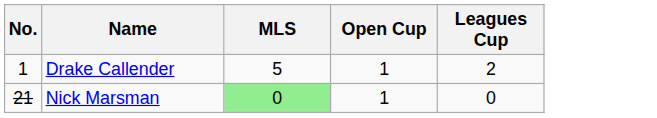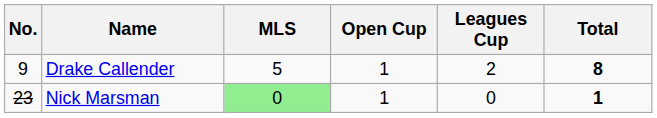+ column: (598, 29)
(23, 69) 1 -> (23, 69) 9
(23, 98) 21 -> (23, 98) 23
